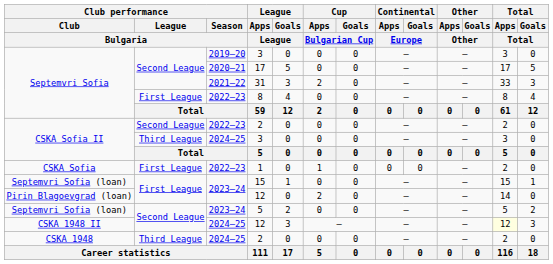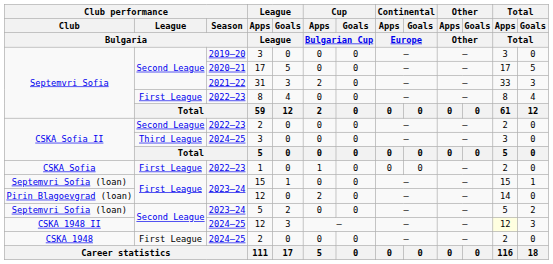(171, 239) Third League -> (171, 239) First League
